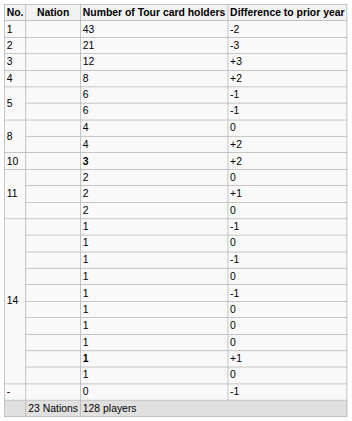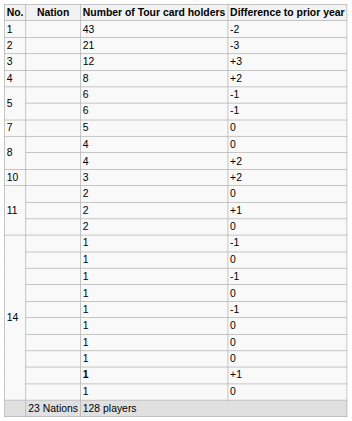+ row: (10, 128)
(86, 161) bold -> (86, 177) normal
- row: (8, 392)
